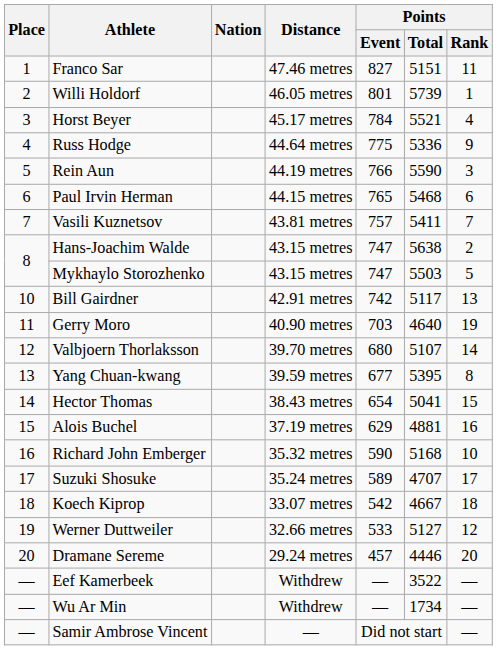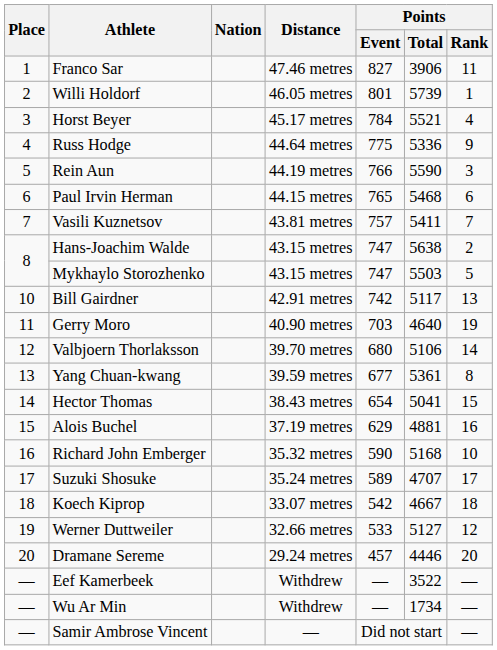(425, 68) 5151 -> (425, 68) 3906
(425, 350) 5107 -> (425, 350) 5106
(425, 376) 5395 -> (425, 376) 5361
